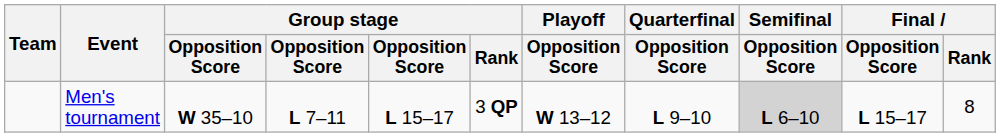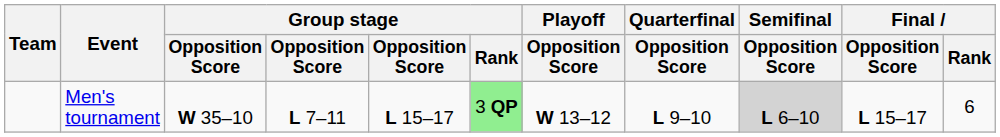(497, 107) no background -> (497, 107) lightgreen background
(969, 107) 8 -> (969, 107) 6
